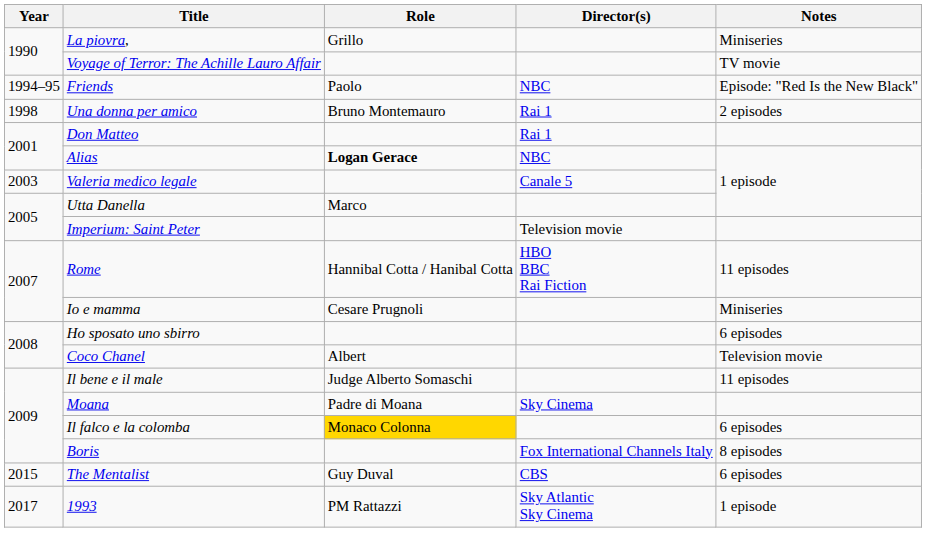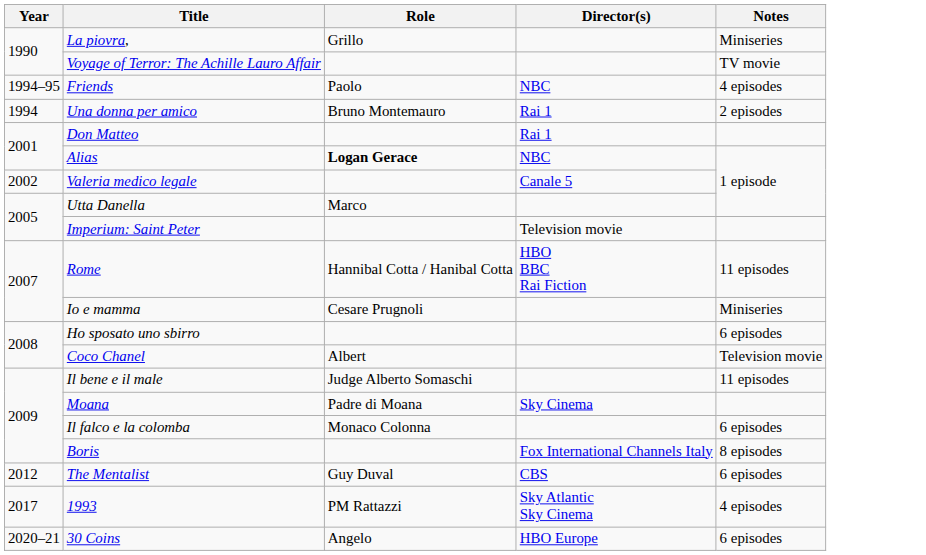(819, 87) Episode: "Red Is the New Black" -> (751, 87) 4 episodes
(23, 110) 1998 -> (23, 110) 1994
(23, 181) 2003 -> (23, 181) 2002
(379, 427) gold background -> (379, 427) no background
(23, 474) 2015 -> (23, 474) 2012
(748, 506) 1 episode -> (751, 506) 4 episodes
+ row: (93, 538)
